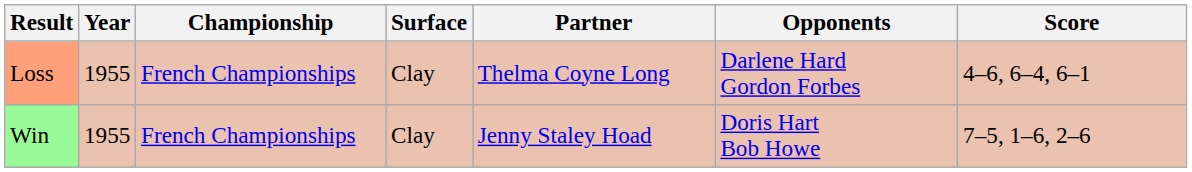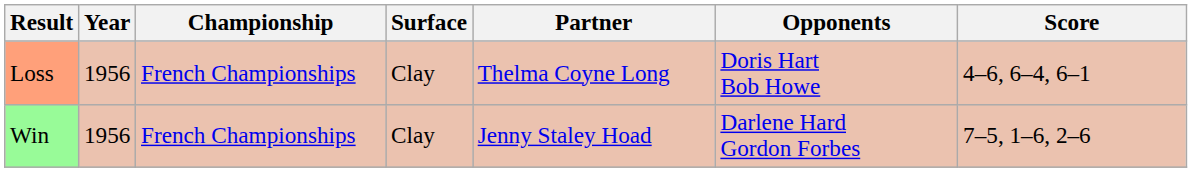(107, 72) 1955 -> (107, 72) 1956
(790, 72) Darlene Hard Gordon Forbes -> (770, 72) Doris Hart Bob Howe
(107, 135) 1955 -> (107, 135) 1956
(770, 135) Doris Hart Bob Howe -> (790, 135) Darlene Hard Gordon Forbes
